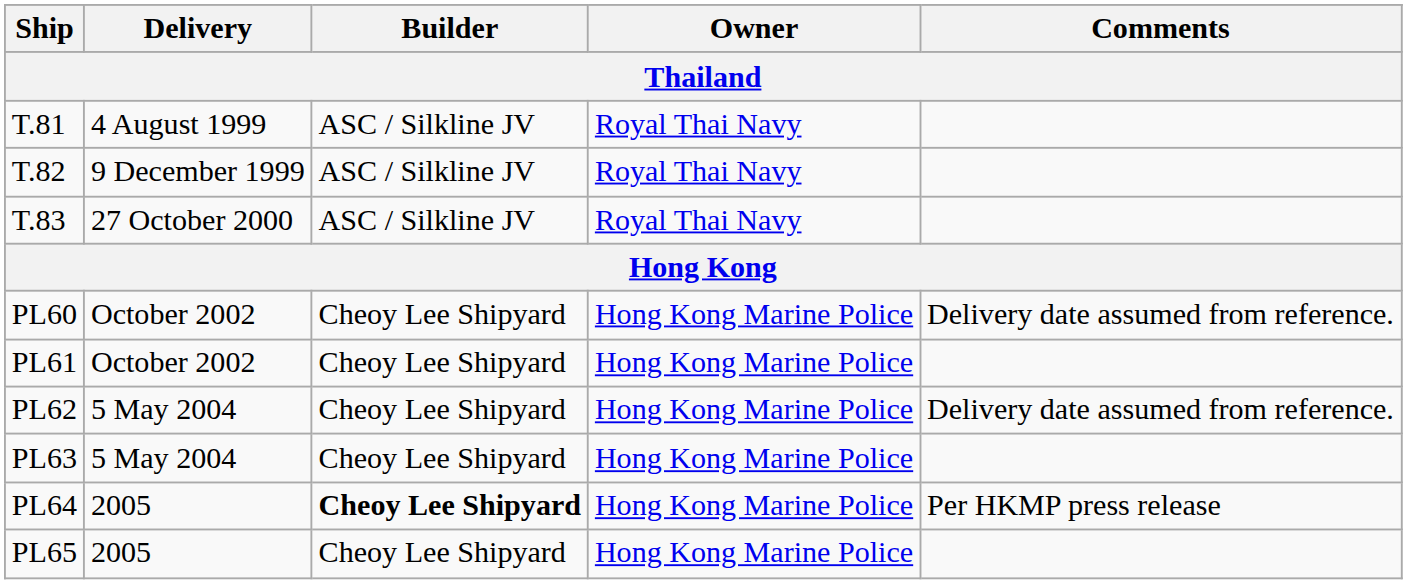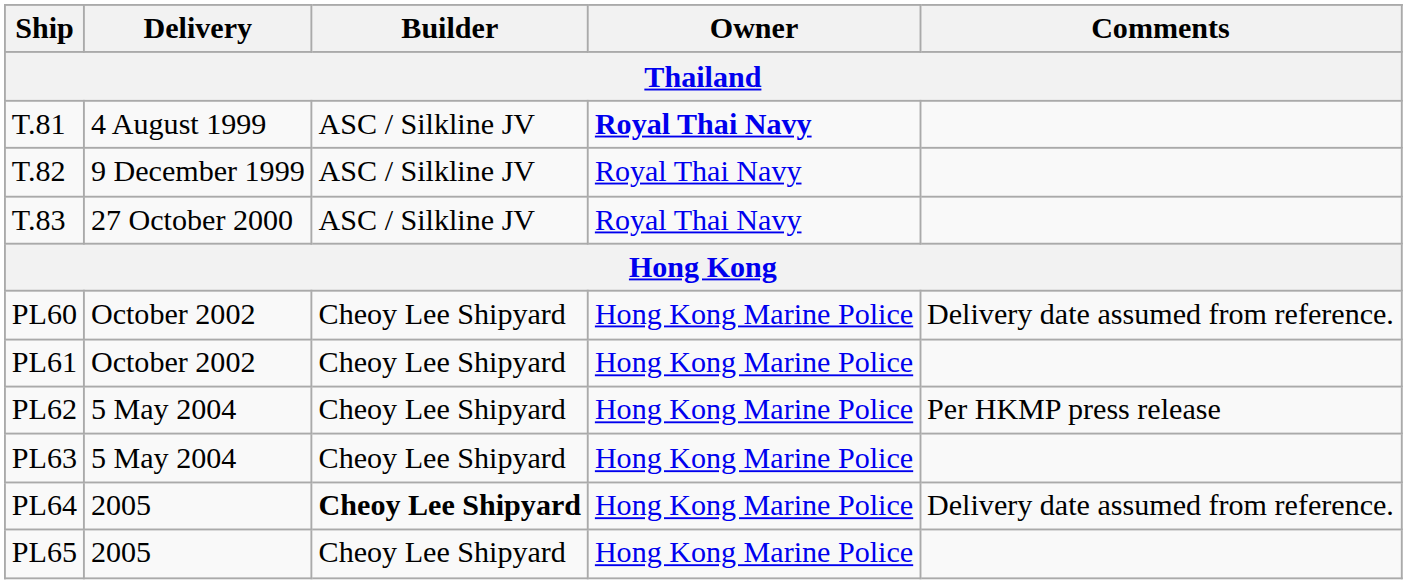(698, 123) normal -> (703, 123) bold
(1160, 409) Delivery date assumed from reference. -> (1074, 409) Per HKMP press release
(1074, 505) Per HKMP press release -> (1160, 505) Delivery date assumed from reference.
